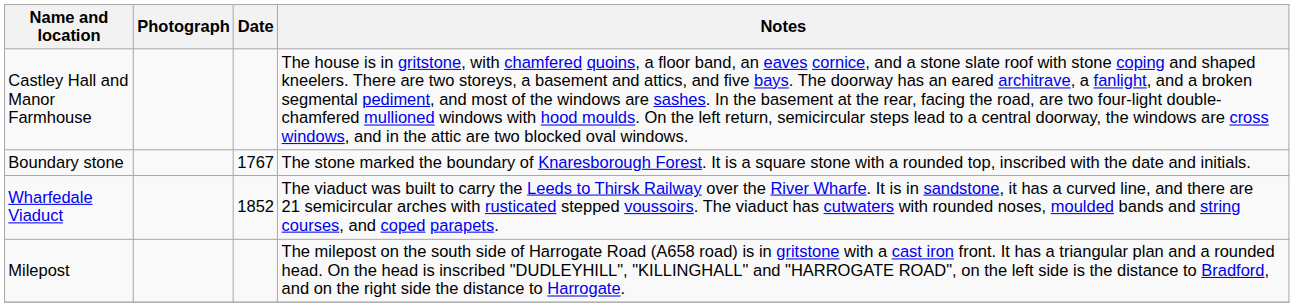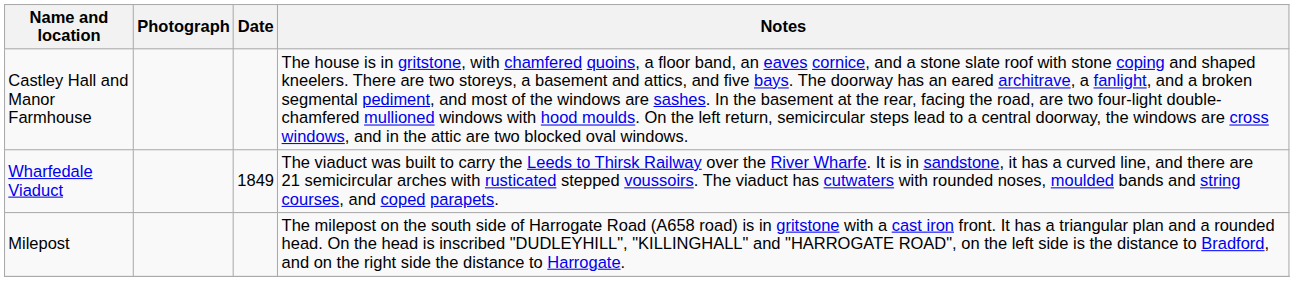- row: (66, 162)
(256, 207) 1852 -> (256, 181) 1849
